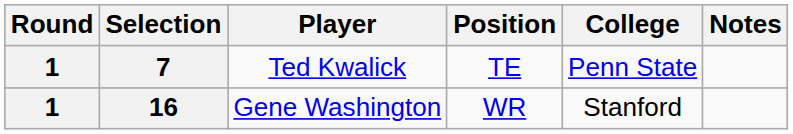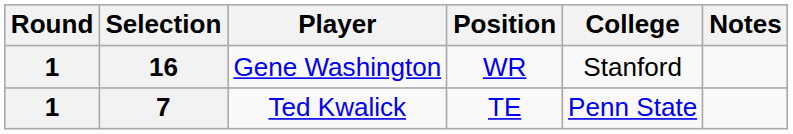rows swapped: (163, 66) <-> (163, 107)
